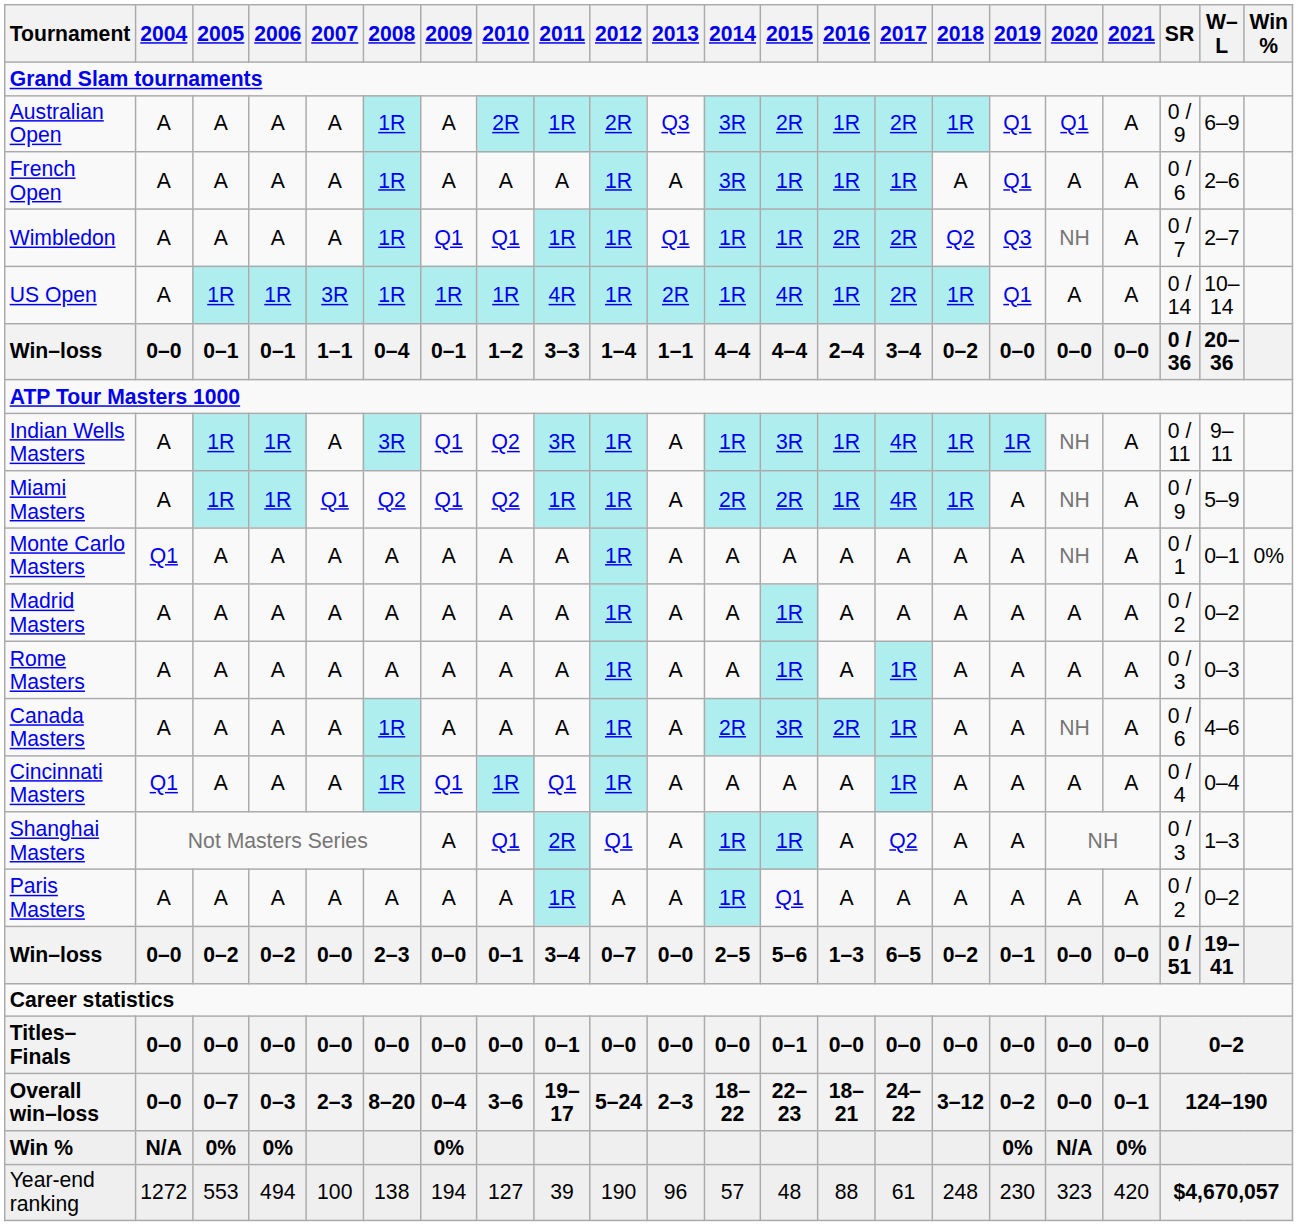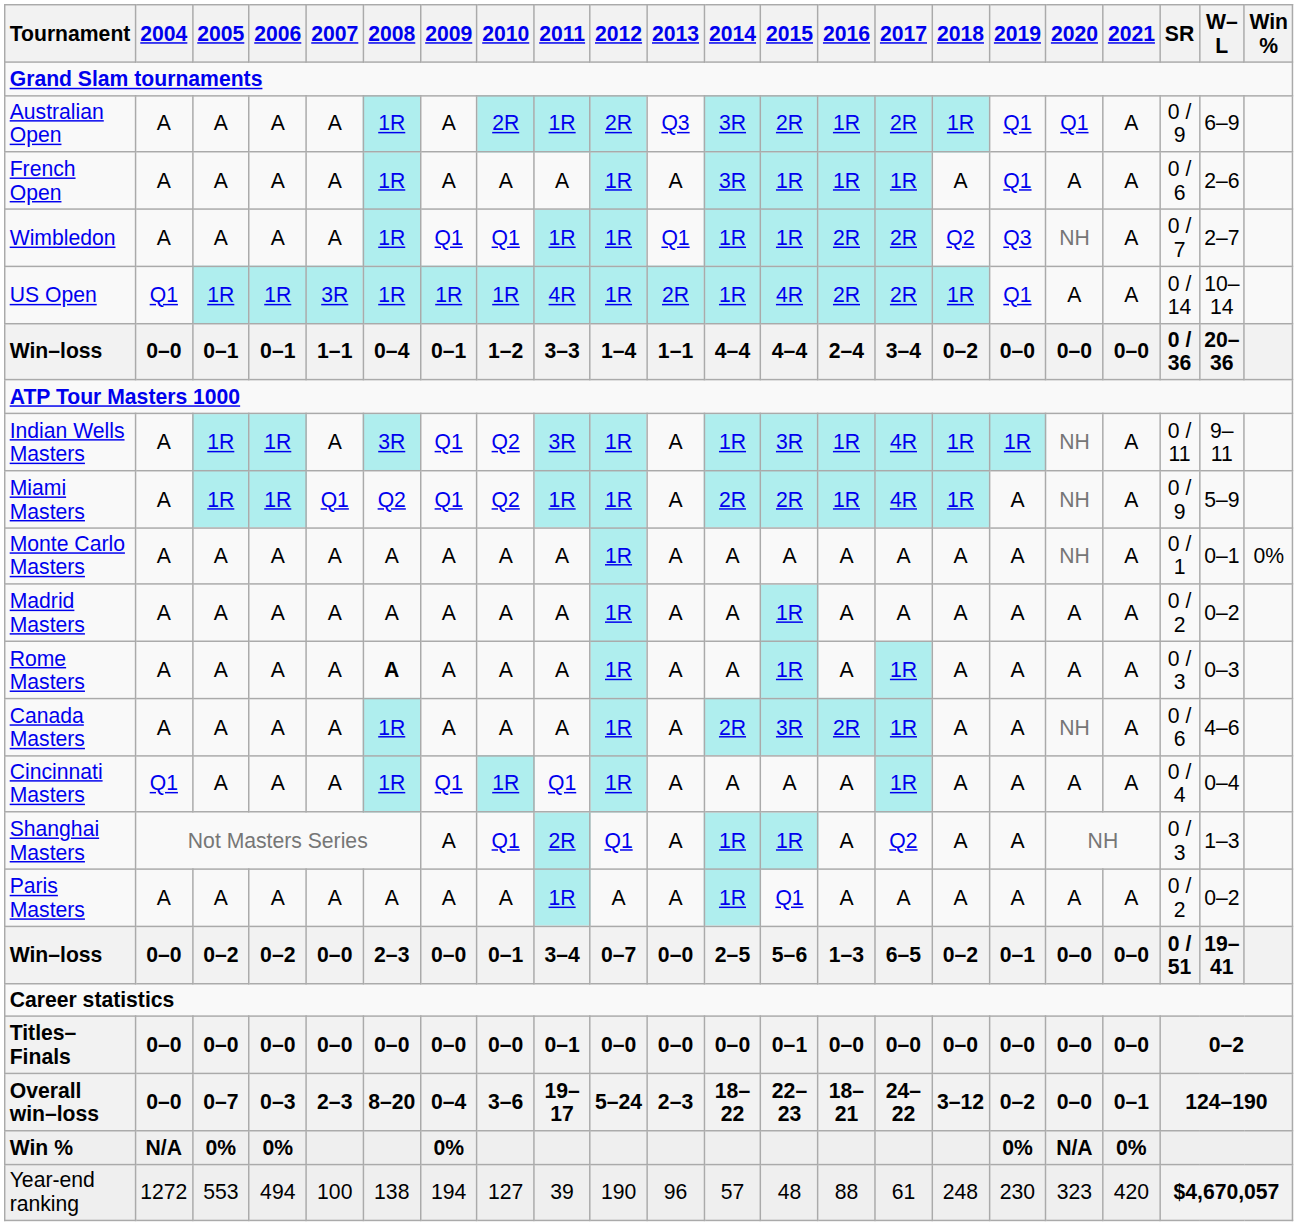(164, 295) A -> (164, 295) Q1
(846, 295) 1R -> (846, 295) 2R
(164, 556) Q1 -> (164, 556) A
(392, 670) normal -> (392, 670) bold
